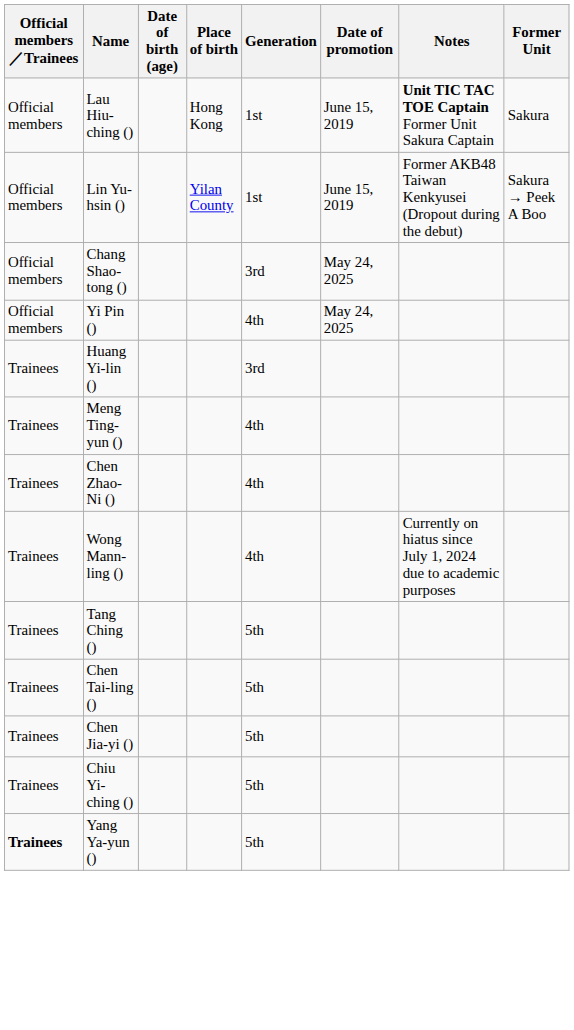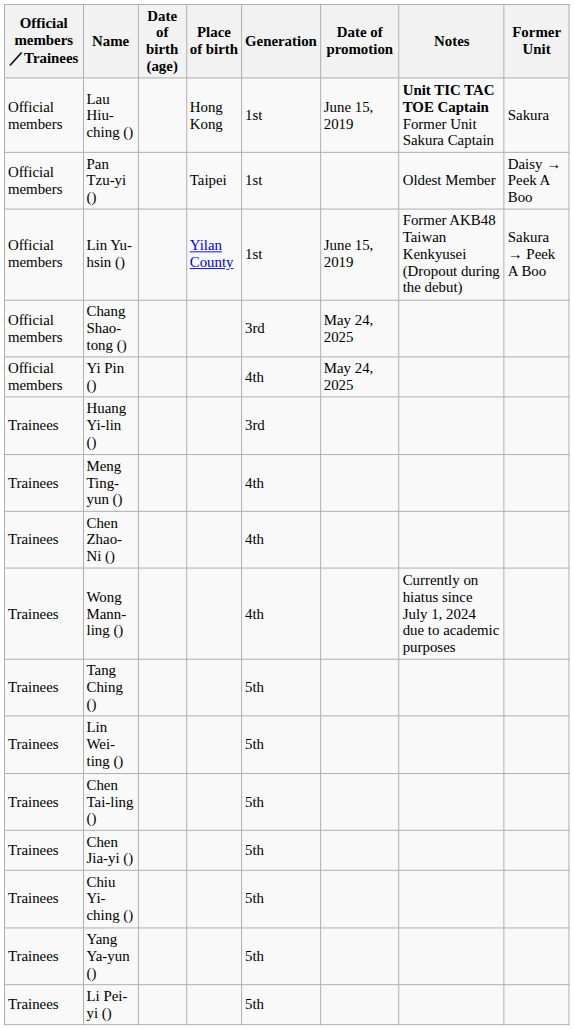+ row: (106, 180)
+ row: (105, 744)
(35, 842) bold -> (33, 956) normal
+ row: (107, 1004)
